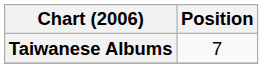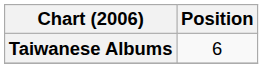(217, 48) 7 -> (217, 48) 6
